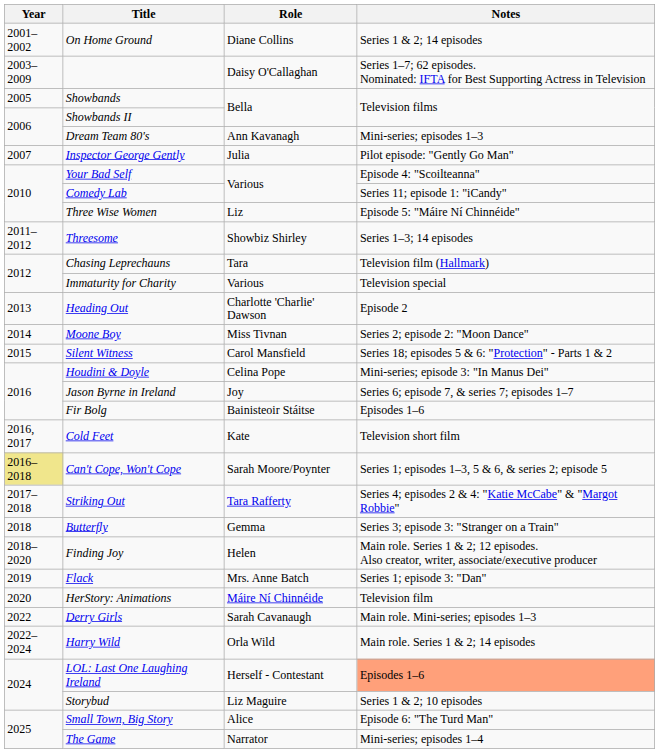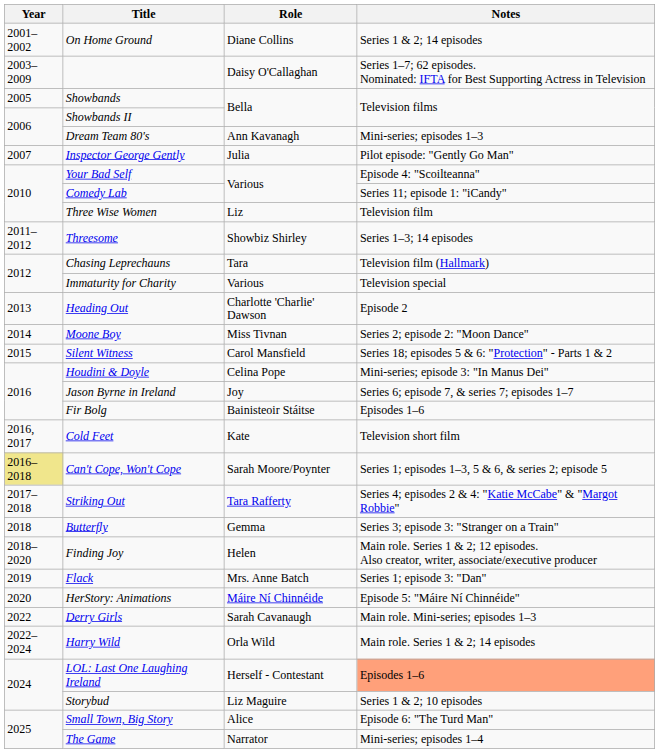(440, 212) Episode 5: "Máire Ní Chinnéide" -> (396, 212) Television film
(396, 597) Television film -> (440, 597) Episode 5: "Máire Ní Chinnéide"
